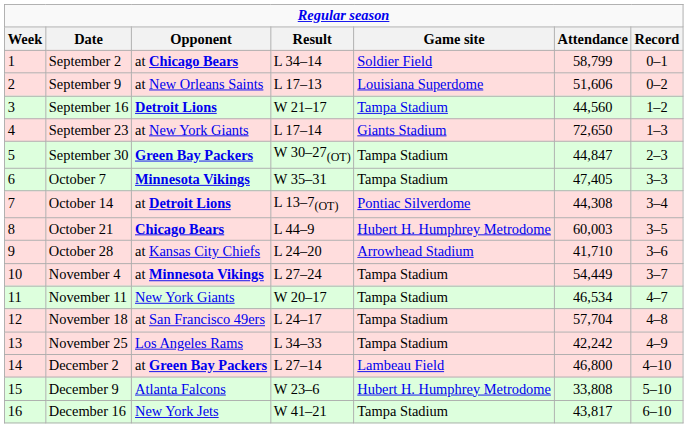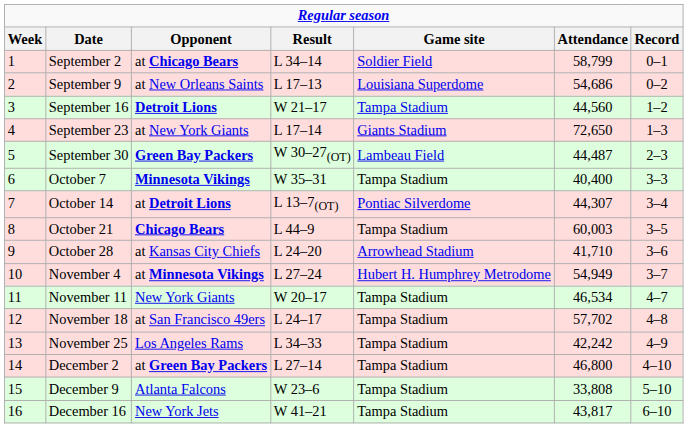(593, 84) 51,606 -> (593, 84) 54,686
(403, 154) Tampa Stadium -> (401, 154) Lambeau Field
(593, 154) 44,847 -> (593, 154) 44,487
(593, 179) 47,405 -> (593, 179) 40,400
(593, 204) 44,308 -> (593, 204) 44,307
(454, 228) Hubert H. Humphrey Metrodome -> (403, 228) Tampa Stadium
(403, 274) Tampa Stadium -> (454, 274) Hubert H. Humphrey Metrodome
(593, 274) 54,449 -> (593, 274) 54,949
(593, 320) 57,704 -> (593, 320) 57,702
(401, 366) Lambeau Field -> (403, 366) Tampa Stadium
(454, 388) Hubert H. Humphrey Metrodome -> (403, 388) Tampa Stadium
